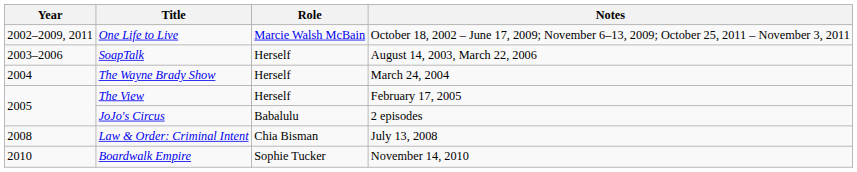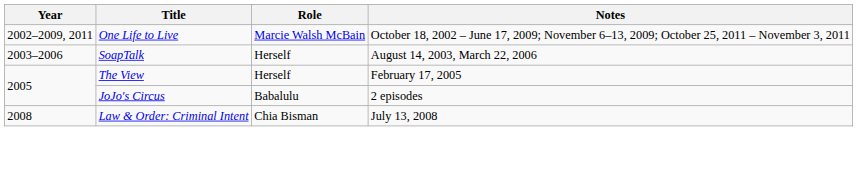- row: (157, 75)
- row: (145, 156)
